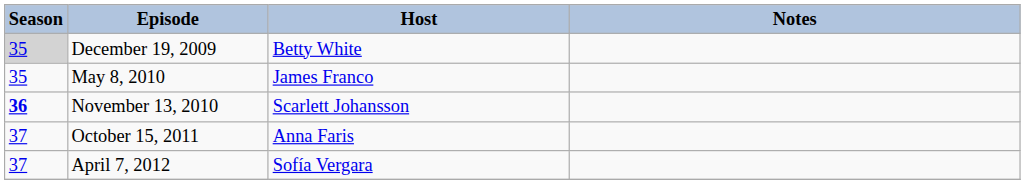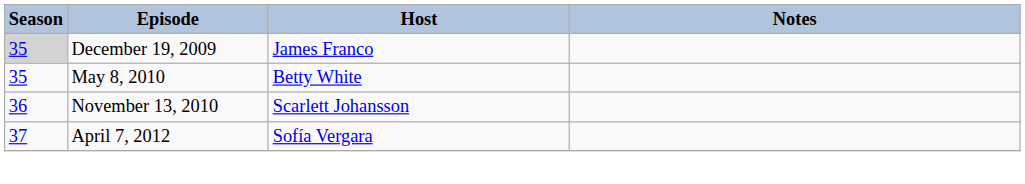(317, 48) Betty White -> (323, 48) James Franco
(323, 77) James Franco -> (317, 77) Betty White
(18, 106) bold -> (18, 106) normal
- row: (135, 135)
